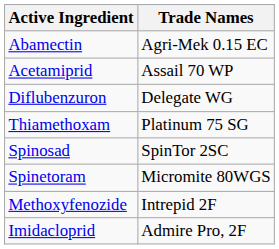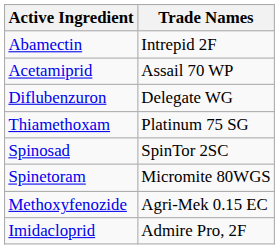(205, 44) Agri-Mek 0.15 EC -> (179, 44) Intrepid 2F
(179, 204) Intrepid 2F -> (205, 204) Agri-Mek 0.15 EC
